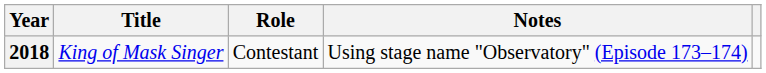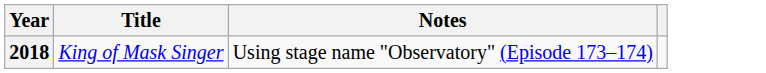- column: (275, 20)
